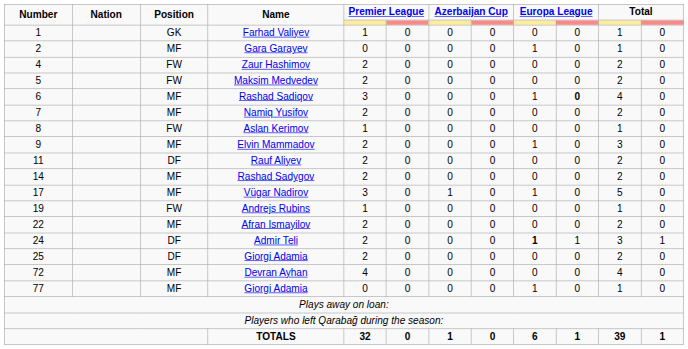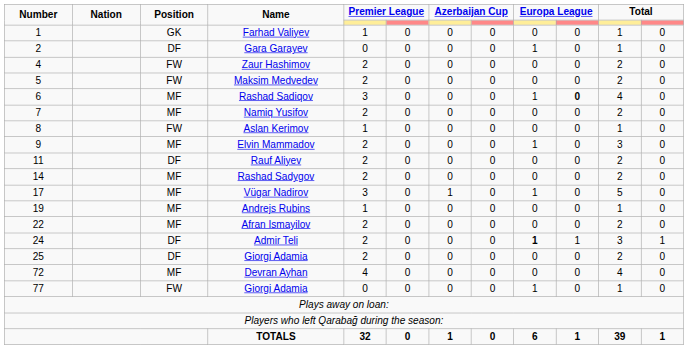(174, 49) MF -> (174, 49) DF
(174, 208) FW -> (174, 208) MF
(174, 288) MF -> (174, 288) FW
